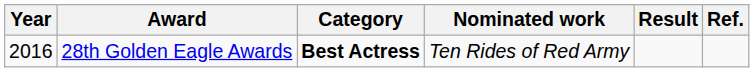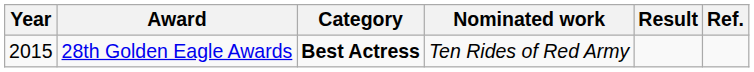(31, 50) 2016 -> (31, 50) 2015
